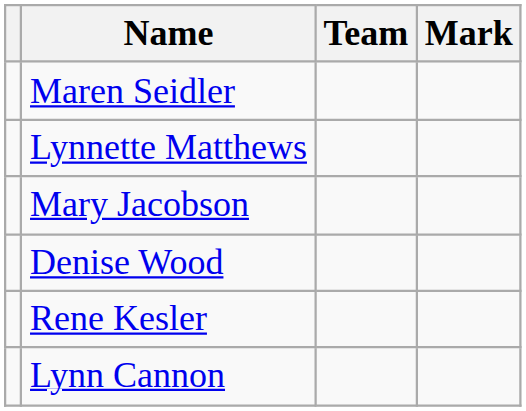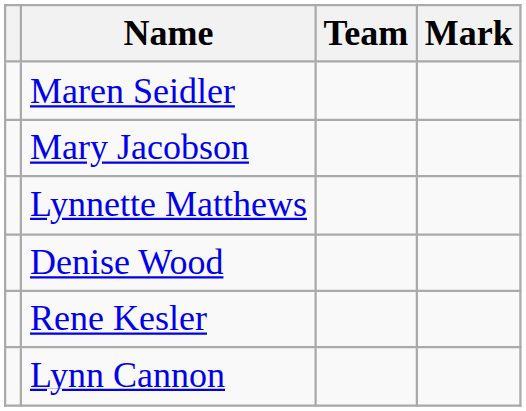rows swapped: (139, 204) <-> (168, 147)
